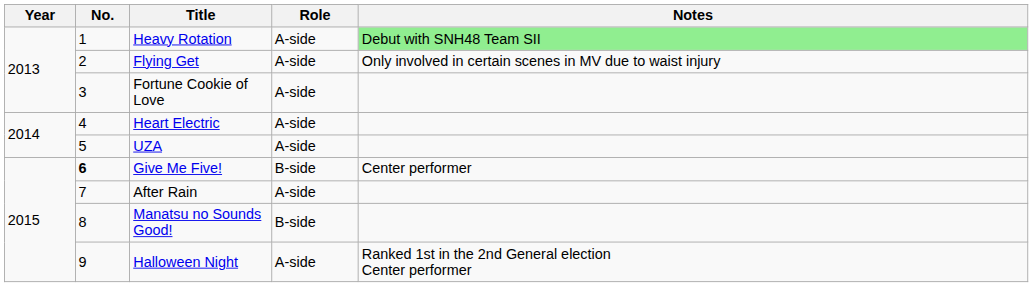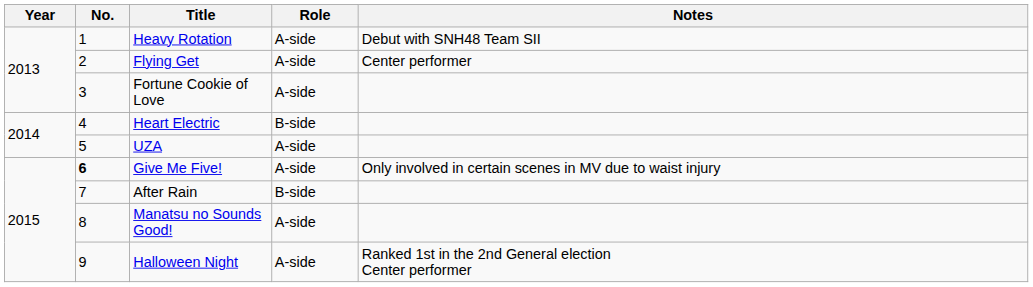(451, 38) lightgreen background -> (451, 38) no background
(541, 61) Only involved in certain scenes in MV due to waist injury -> (417, 61) Center performer
(295, 123) A-side -> (295, 123) B-side
(295, 169) B-side -> (295, 169) A-side
(417, 169) Center performer -> (541, 169) Only involved in certain scenes in MV due to waist injury
(295, 191) A-side -> (295, 191) B-side
(295, 222) B-side -> (295, 222) A-side
